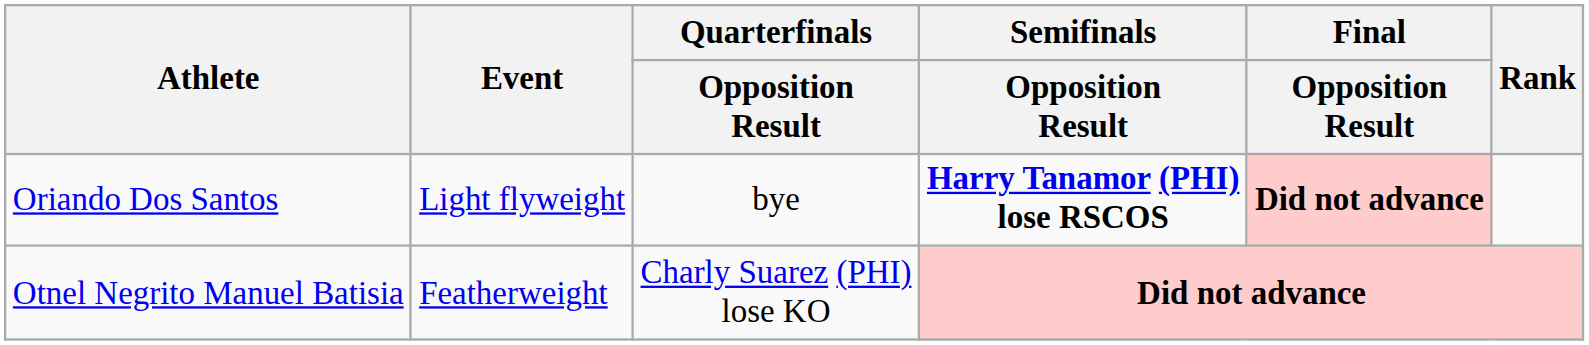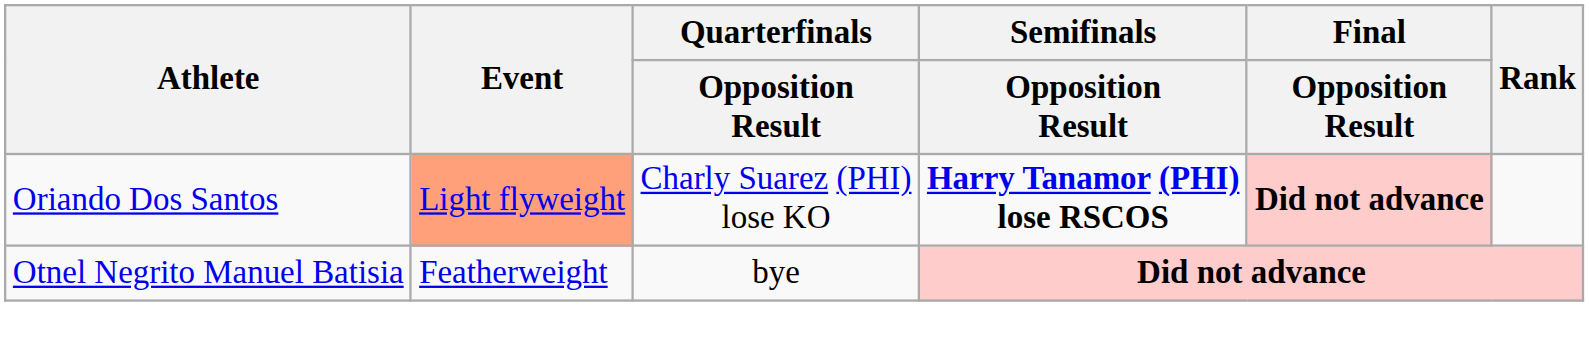(522, 199) no background -> (522, 199) lightsalmon background
(776, 199) bye -> (776, 199) Charly Suarez (PHI) lose KO
(776, 292) Charly Suarez (PHI) lose KO -> (776, 273) bye
